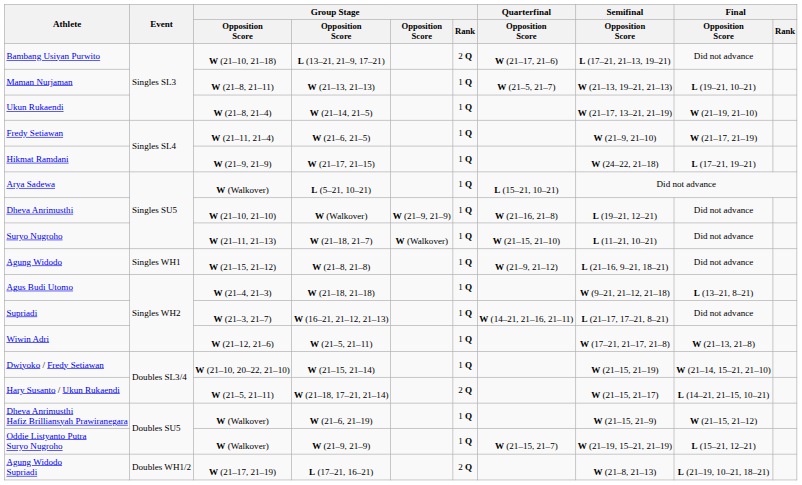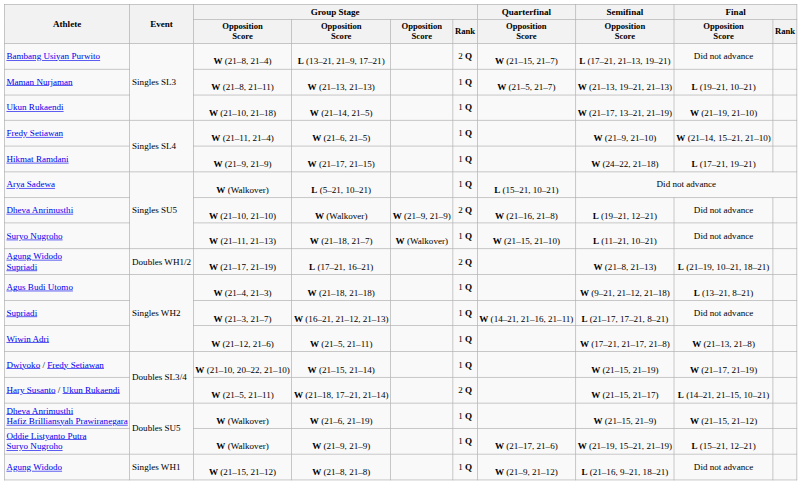(243, 62) W (21–10, 21–18) -> (243, 62) W (21–8, 21–4)
(526, 62) W (21–17, 21–6) -> (526, 62) W (21–15, 21–7)
(243, 113) W (21–8, 21–4) -> (243, 113) W (21–10, 21–18)
(724, 139) W (21–17, 21–19) -> (724, 139) W (21–14, 15–21, 21–10)
(465, 210) 1 Q -> (465, 210) 2 Q
rows swapped: (34, 262) <-> (34, 467)
(724, 370) W (21–14, 15–21, 21–10) -> (724, 370) W (21–17, 21–19)
(526, 447) W (21–15, 21–7) -> (526, 447) W (21–17, 21–6)
